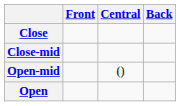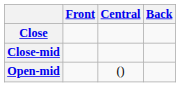- row: (34, 91)
